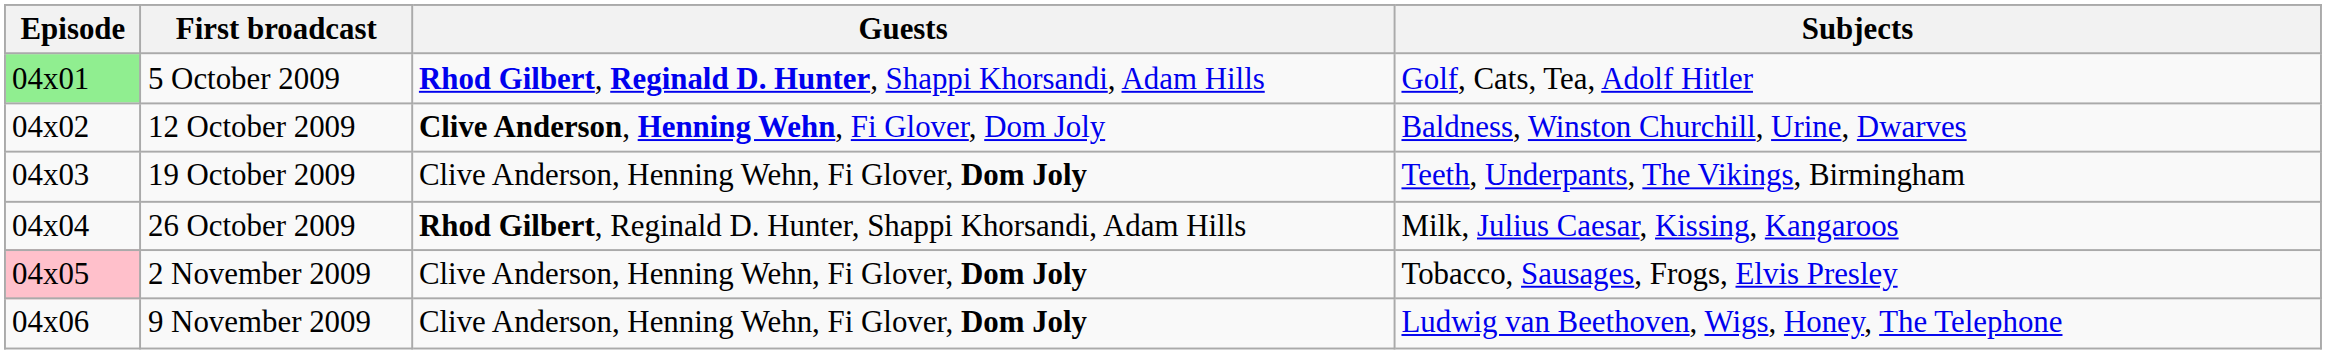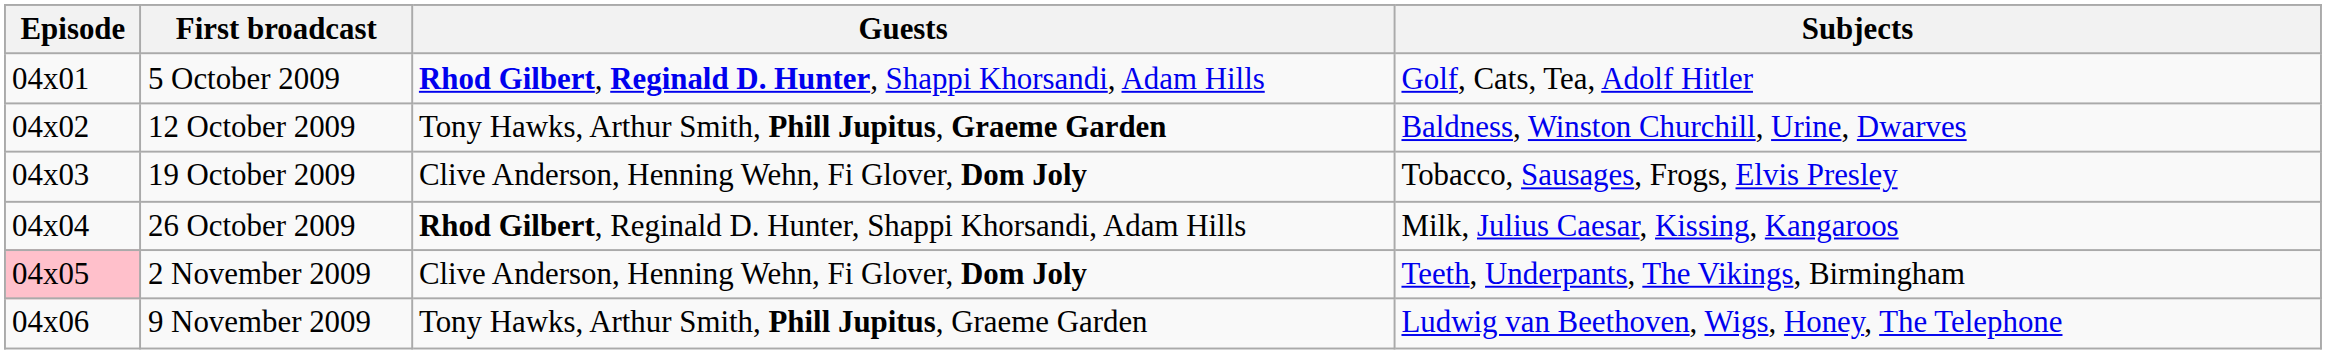(51, 77) lightgreen background -> (51, 77) no background
(762, 126) Clive Anderson, Henning Wehn, Fi Glover, Dom Joly -> (793, 126) Tony Hawks, Arthur Smith, Phill Jupitus, Graeme Garden
(1683, 175) Teeth, Underpants, The Vikings, Birmingham -> (1650, 175) Tobacco, Sausages, Frogs, Elvis Presley
(1650, 273) Tobacco, Sausages, Frogs, Elvis Presley -> (1683, 273) Teeth, Underpants, The Vikings, Birmingham
(753, 322) Clive Anderson, Henning Wehn, Fi Glover, Dom Joly -> (783, 322) Tony Hawks, Arthur Smith, Phill Jupitus, Graeme Garden
